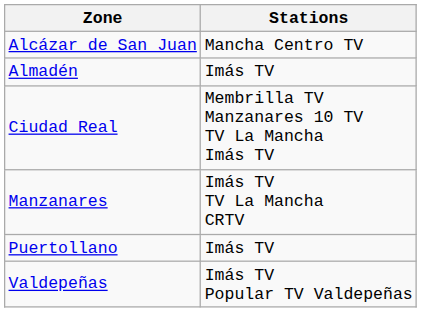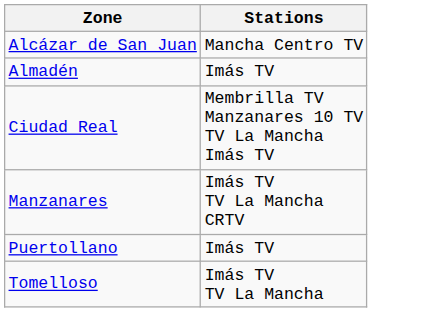+ row: (53, 284)
- row: (58, 284)
